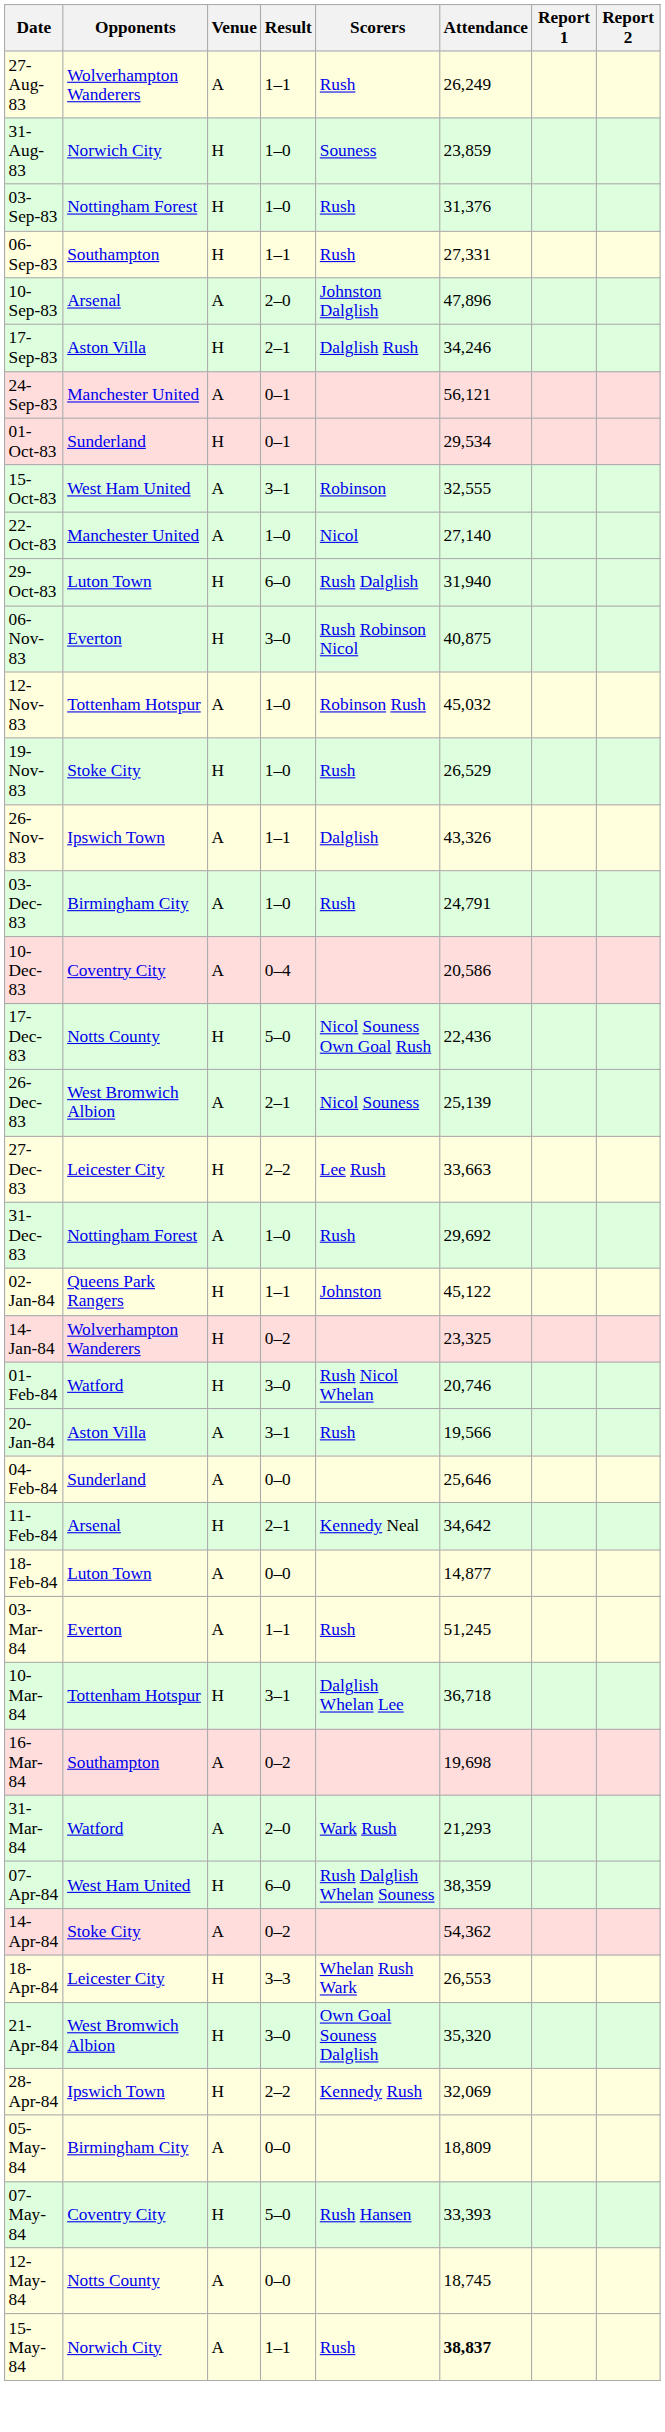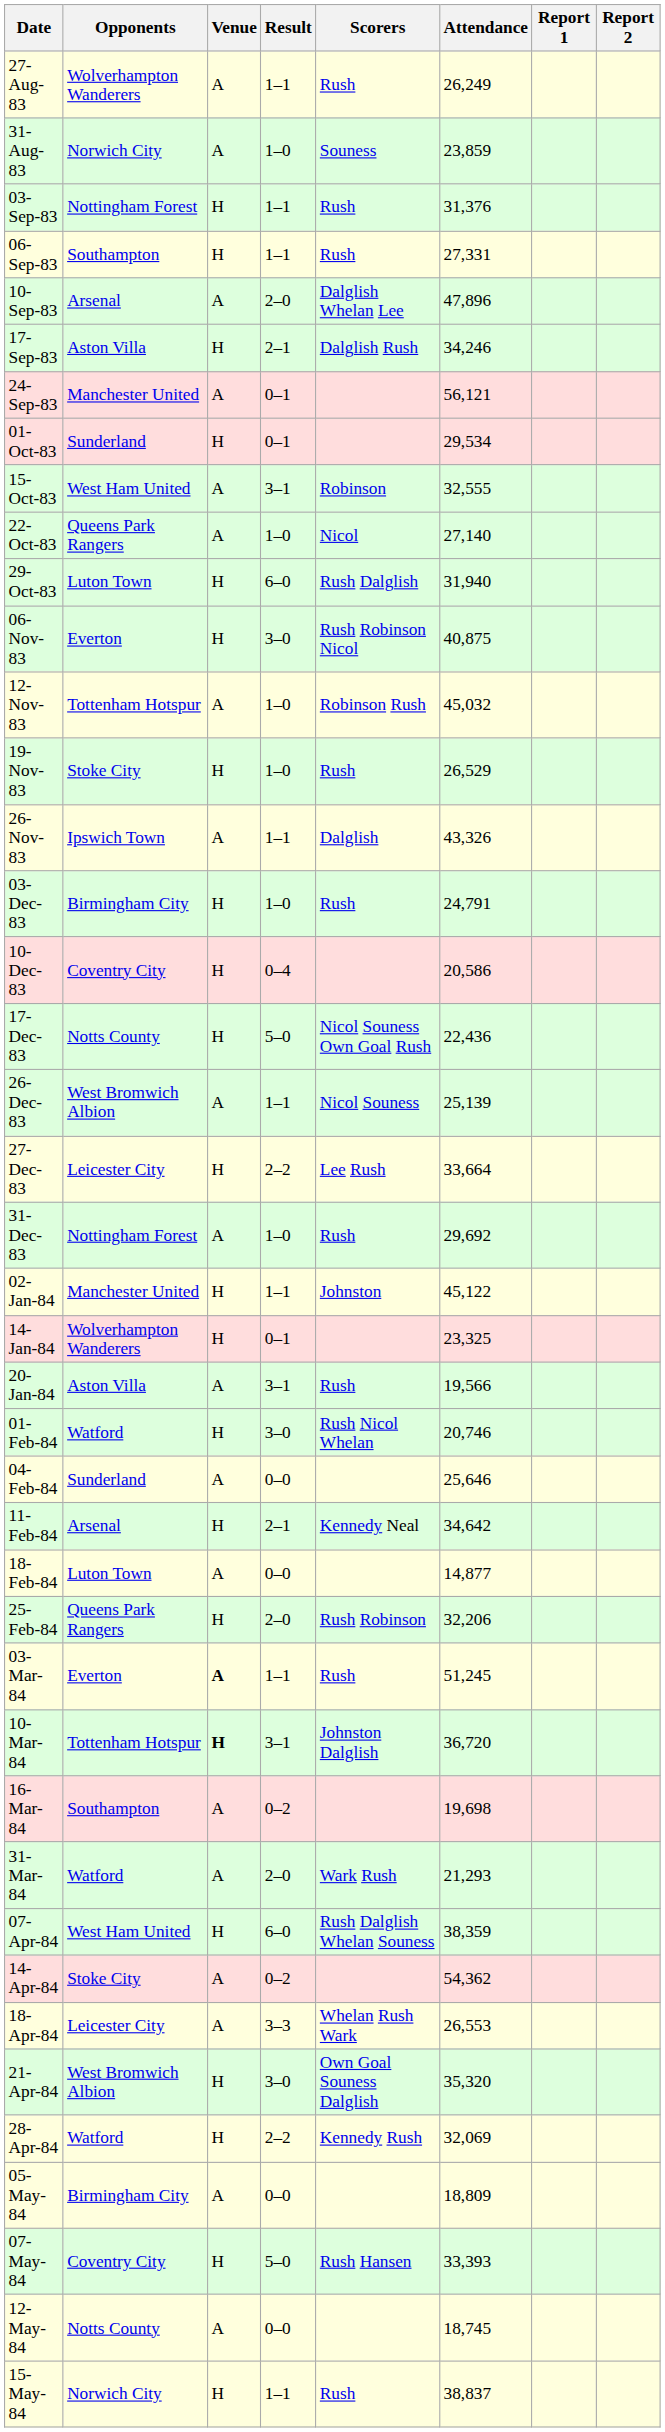(218, 150) H -> (218, 150) A
(278, 207) 1–0 -> (278, 207) 1–1
(351, 301) Johnston Dalglish -> (362, 301) Dalglish Whelan Lee
(133, 535) Manchester United -> (111, 535) Queens Park Rangers
(218, 903) A -> (218, 903) H
(218, 970) A -> (218, 970) H
(278, 1102) 2–1 -> (278, 1102) 1–1
(467, 1168) 33,663 -> (467, 1168) 33,664
(111, 1291) Queens Park Rangers -> (133, 1291) Manchester United
(278, 1338) 0–2 -> (278, 1338) 0–1
rows swapped: (32, 1432) <-> (33, 1385)
+ row: (33, 1619)
(218, 1629) normal -> (218, 1676) bold
(218, 1695) normal -> (218, 1742) bold
(362, 1695) Dalglish Whelan Lee -> (351, 1742) Johnston Dalglish
(467, 1695) 36,718 -> (467, 1742) 36,720
(218, 1978) H -> (218, 2025) A
(116, 2091) Ipswich Town -> (95, 2138) Watford
(218, 2347) A -> (218, 2393) H
(467, 2347) bold -> (467, 2393) normal
